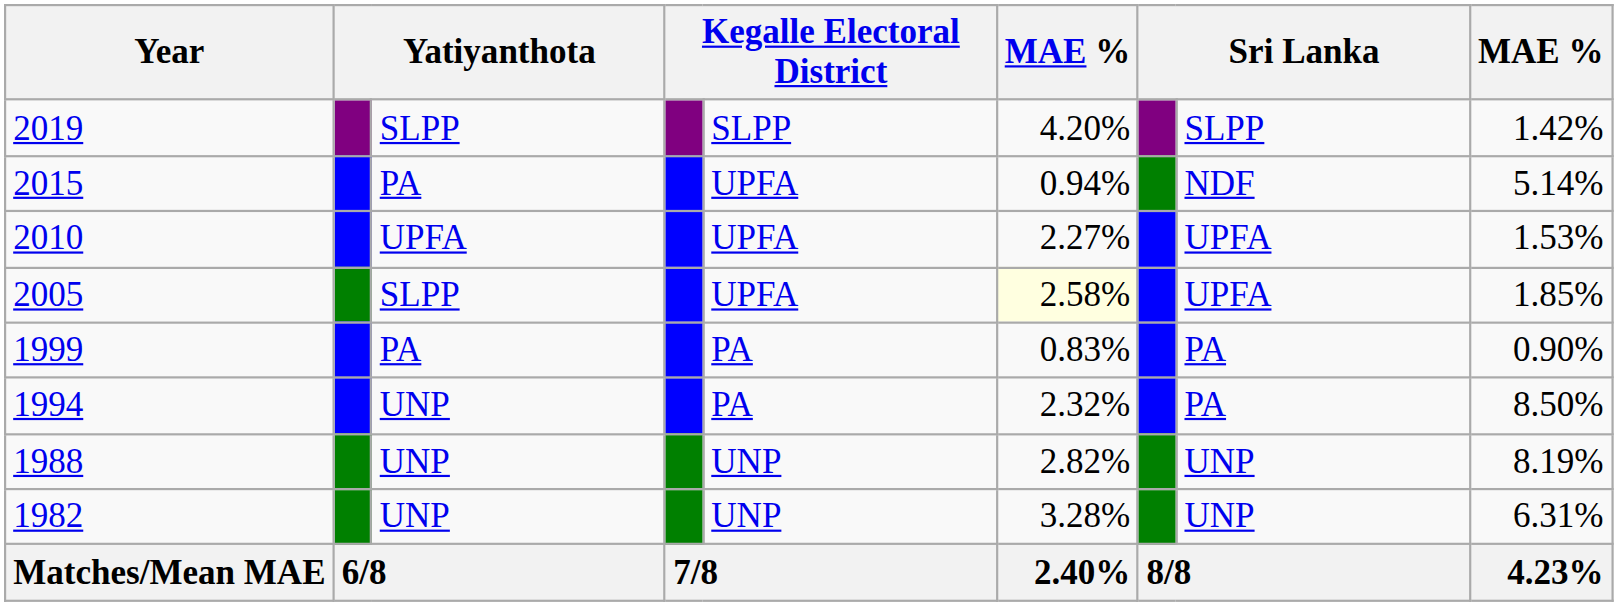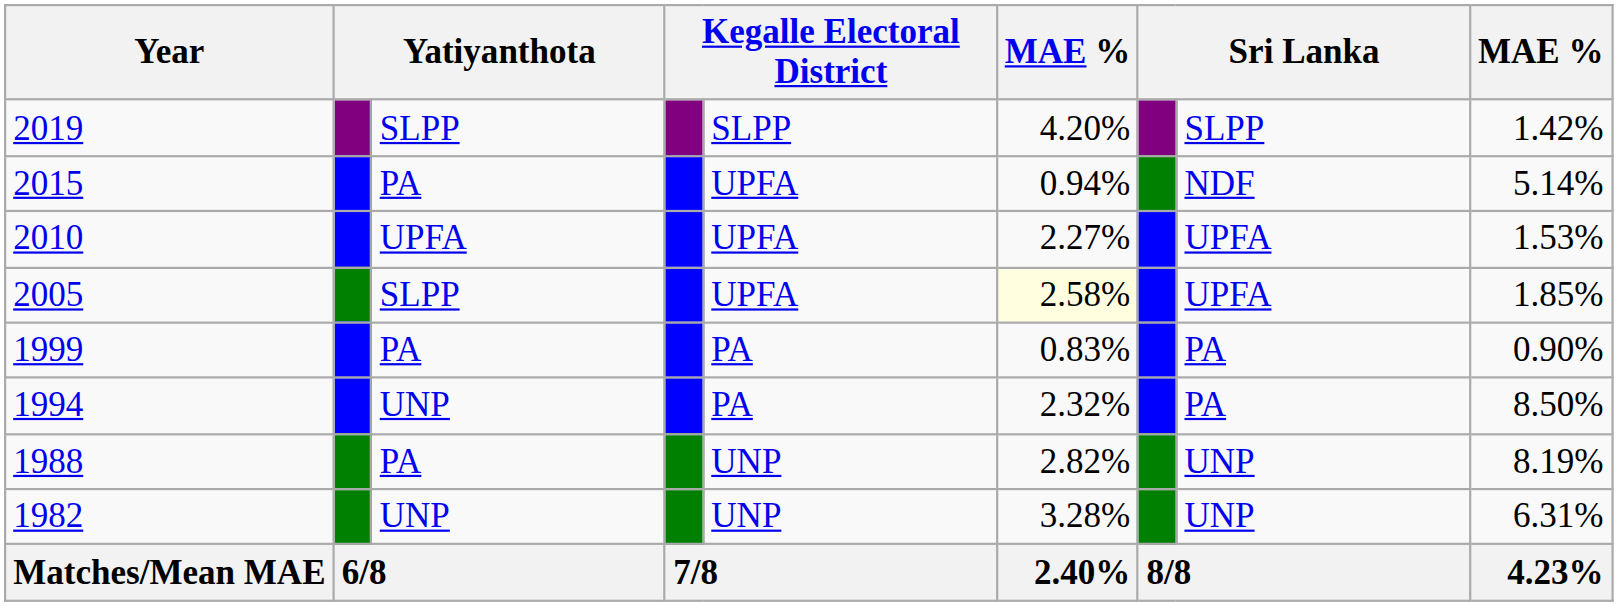(415, 460) UNP -> (401, 460) PA
